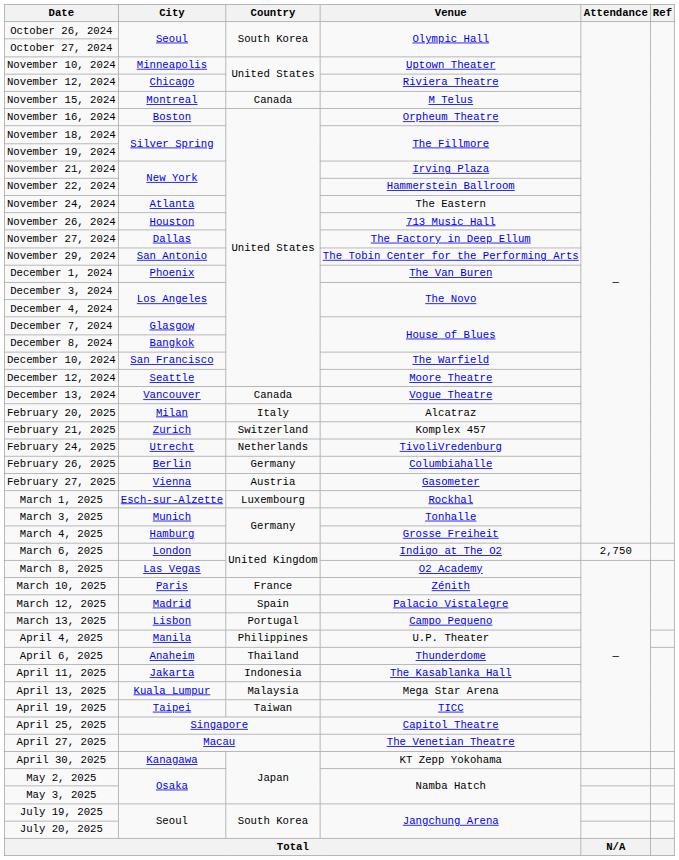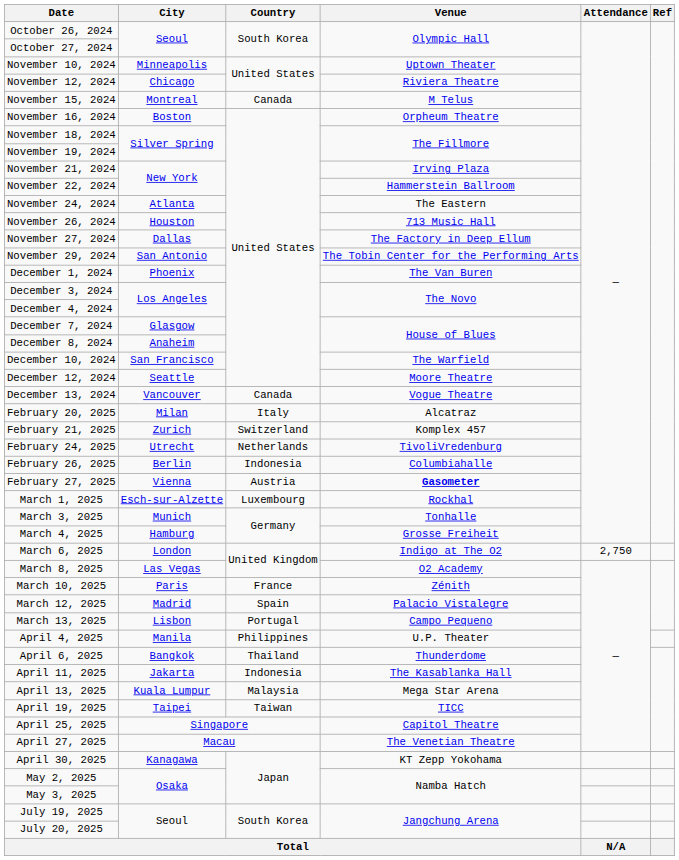(172, 343) Bangkok -> (172, 343) Anaheim
(273, 465) Germany -> (273, 465) Indonesia
(451, 482) normal -> (451, 482) bold
(172, 656) Anaheim -> (172, 656) Bangkok
